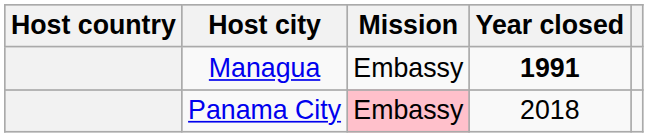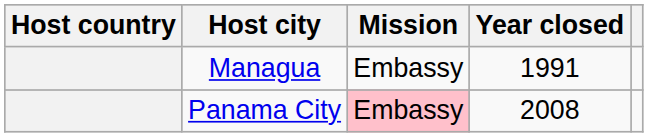(550, 68) bold -> (550, 68) normal
(550, 110) 2018 -> (550, 110) 2008
